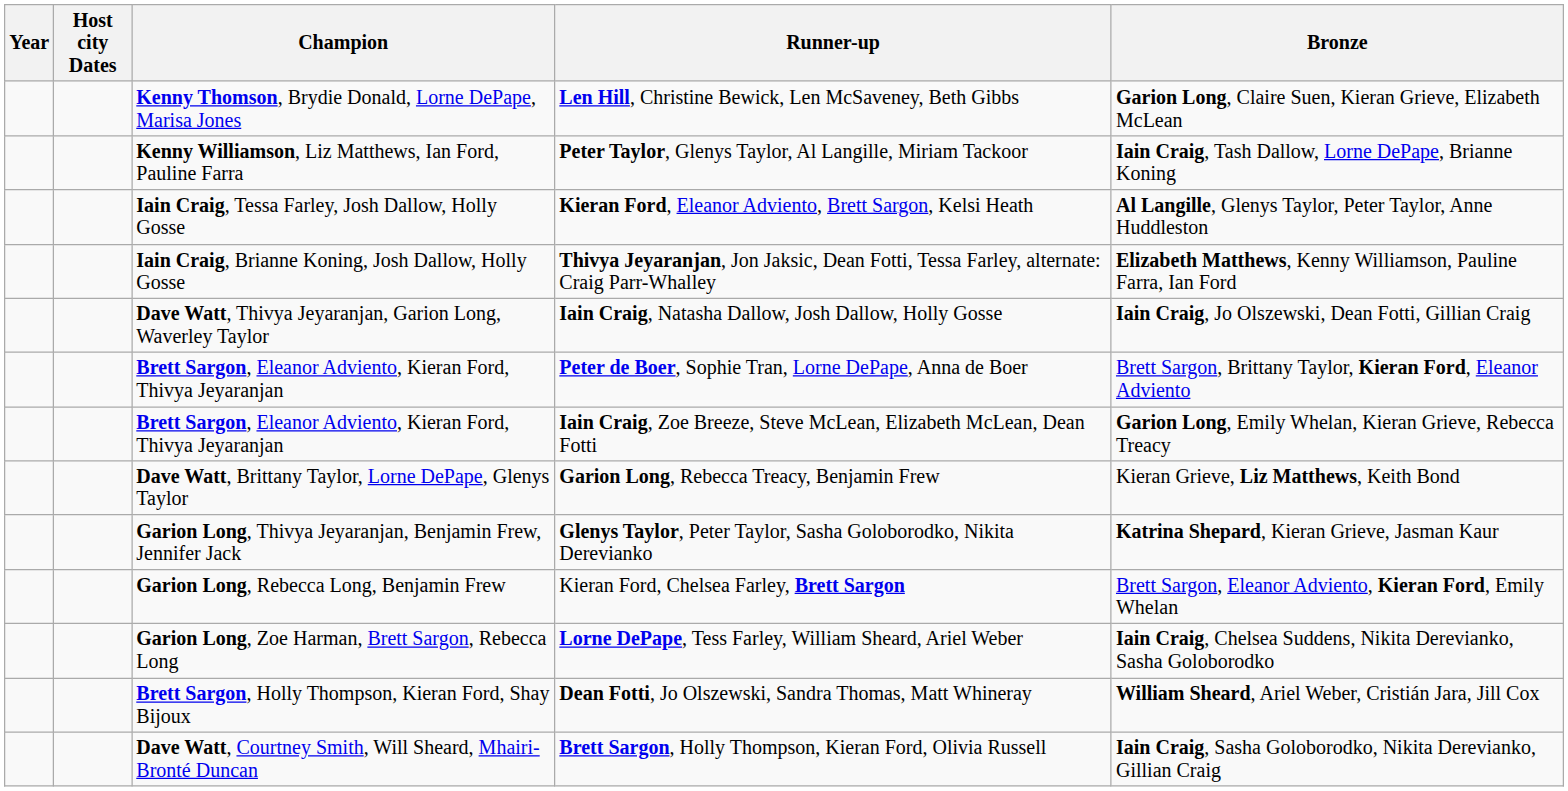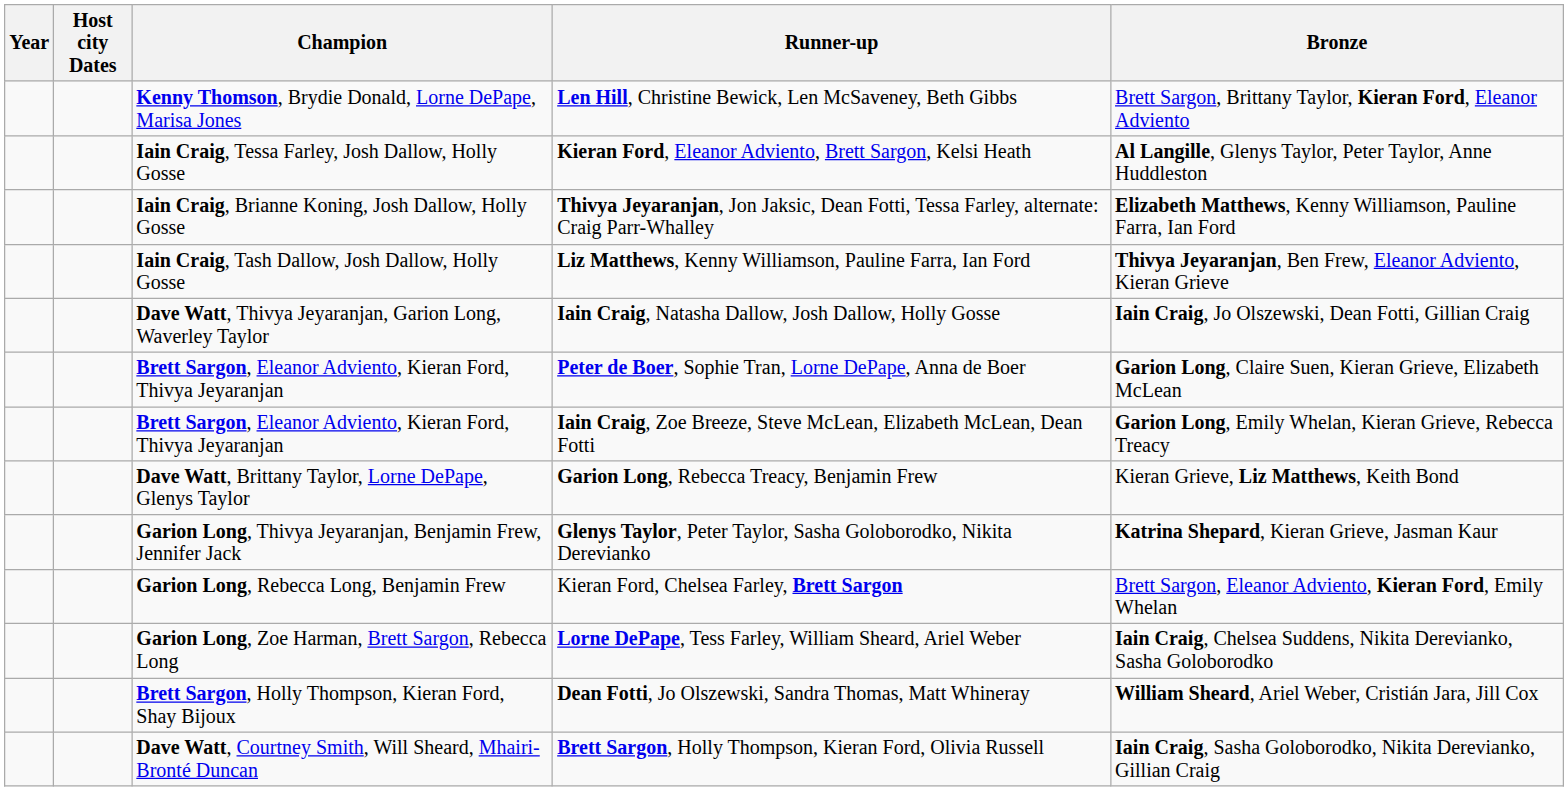(1328, 108) Garion Long, Claire Suen, Kieran Grieve, Elizabeth McLean -> (1326, 108) Brett Sargon, Brittany Taylor, Kieran Ford, Eleanor Adviento
- row: (794, 151)
+ row: (794, 259)
(1327, 379) Brett Sargon, Brittany Taylor, Kieran Ford, Eleanor Adviento -> (1327, 379) Garion Long, Claire Suen, Kieran Grieve, Elizabeth McLean
